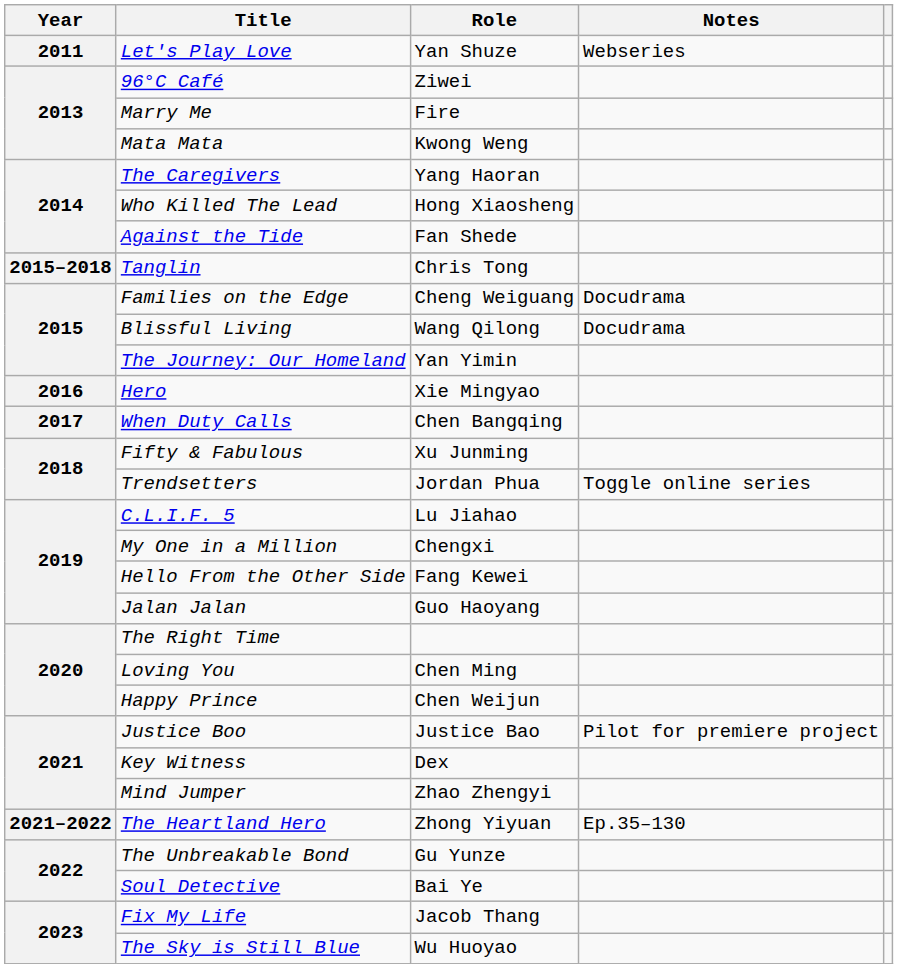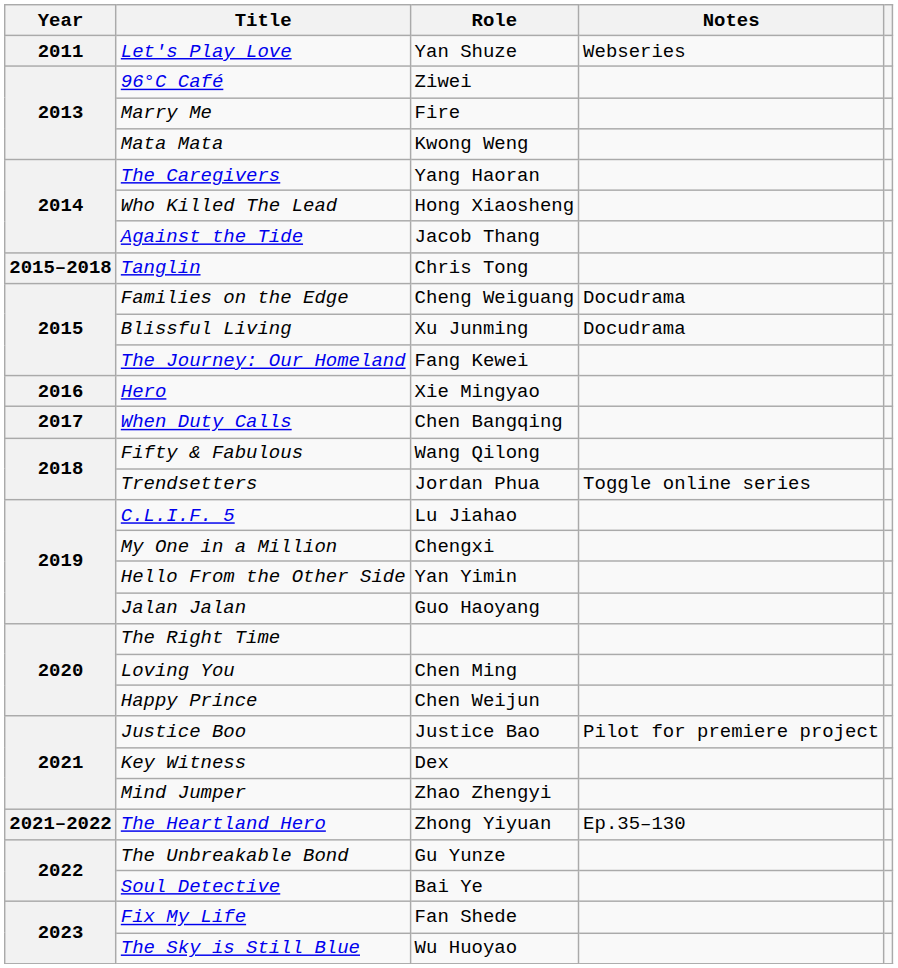(466, 237) Fan Shede -> (477, 237) Jacob Thang
(477, 330) Wang Qilong -> (472, 330) Xu Junming
(466, 360) Yan Yimin -> (472, 360) Fang Kewei
(472, 453) Xu Junming -> (477, 453) Wang Qilong
(472, 577) Fang Kewei -> (466, 577) Yan Yimin
(477, 917) Jacob Thang -> (466, 917) Fan Shede
